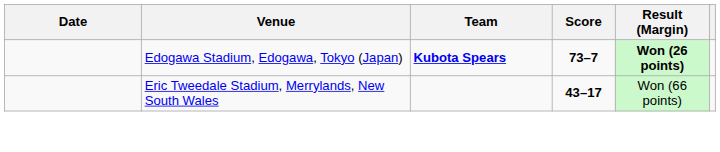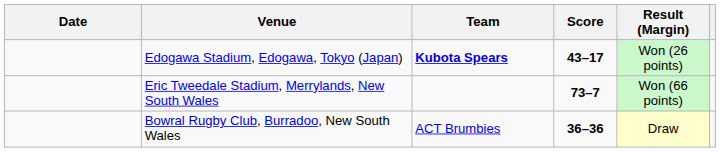(584, 57) 73–7 -> (585, 57) 43–17
(662, 57) bold -> (663, 57) normal
(584, 93) 43–17 -> (585, 93) 73–7
+ row: (267, 128)
